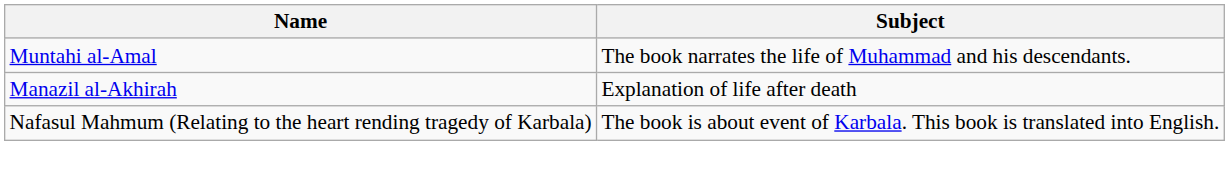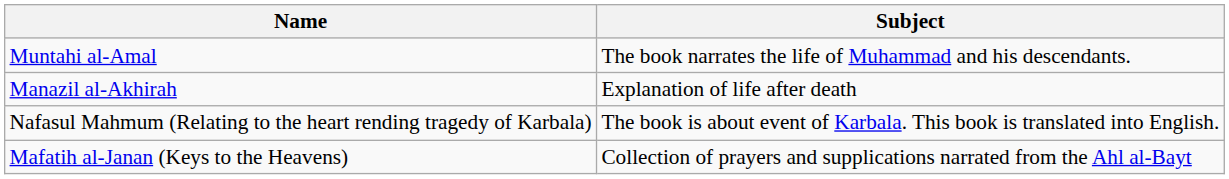+ row: (179, 156)
